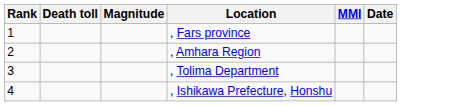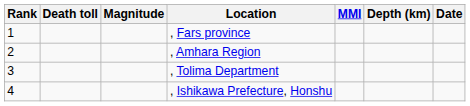+ column: (399, 14)
